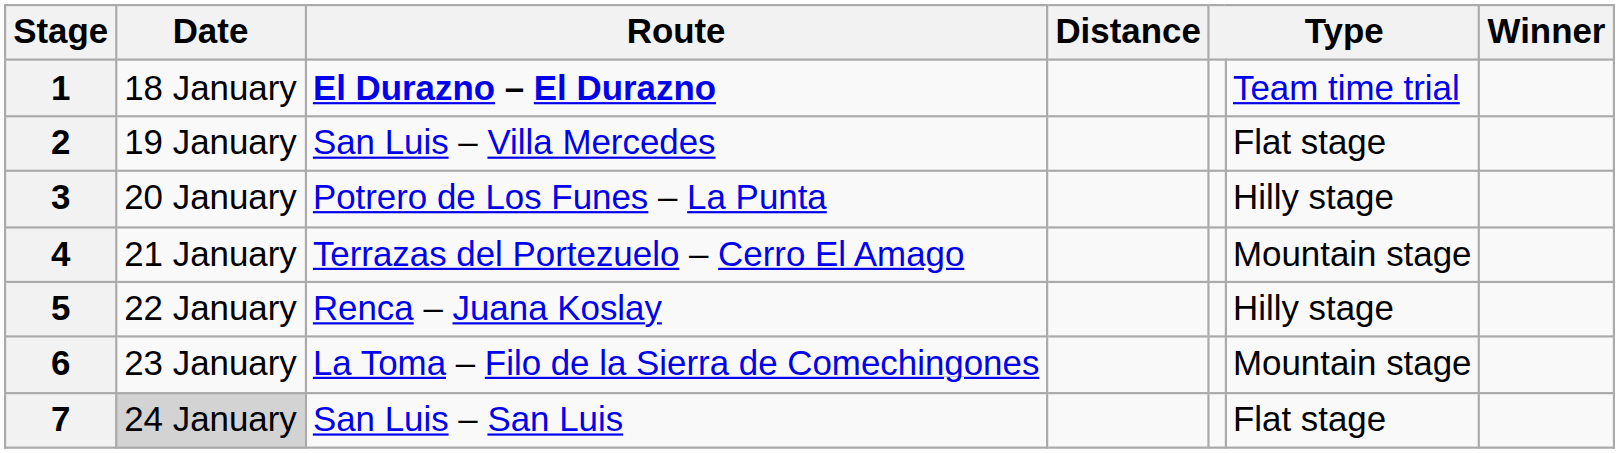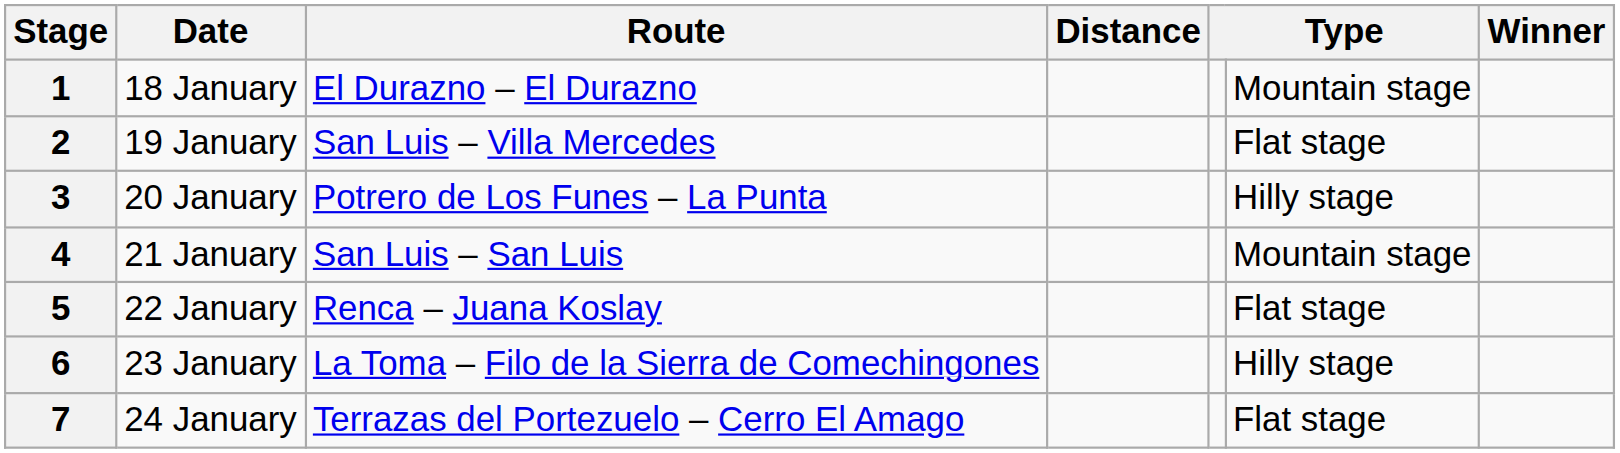(514, 87) bold -> (505, 87) normal
(1346, 87) Team time trial -> (1352, 87) Mountain stage
(639, 253) Terrazas del Portezuelo – Cerro El Amago -> (468, 253) San Luis – San Luis
(1313, 308) Hilly stage -> (1310, 308) Flat stage
(1352, 364) Mountain stage -> (1313, 364) Hilly stage
(211, 419) lightgrey background -> (211, 419) no background
(468, 419) San Luis – San Luis -> (639, 419) Terrazas del Portezuelo – Cerro El Amago
